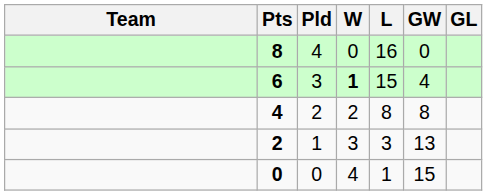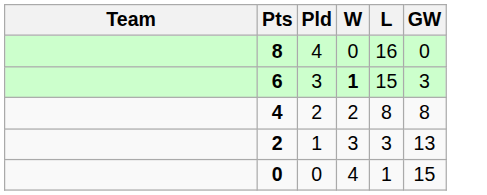- column: (464, 19)
(424, 81) 4 -> (424, 81) 3
